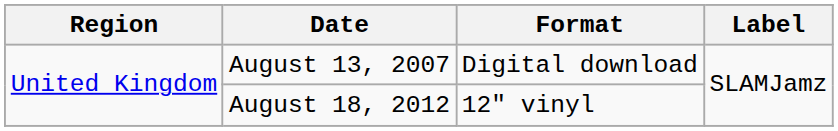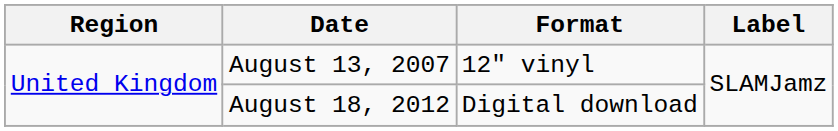(580, 65) Digital download -> (528, 65) 12" vinyl
(528, 105) 12" vinyl -> (580, 105) Digital download
